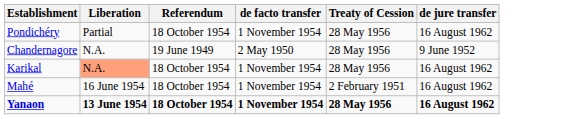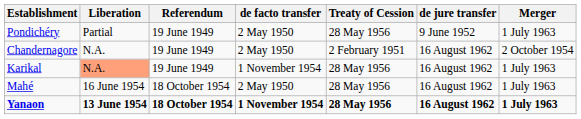+ column: (538, 13)
(191, 31) 18 October 1954 -> (183, 31) 19 June 1949
(279, 31) 1 November 1954 -> (266, 31) 2 May 1950
(456, 31) 16 August 1962 -> (447, 31) 9 June 1952
(359, 50) 28 May 1956 -> (367, 50) 2 February 1951
(447, 50) 9 June 1952 -> (456, 50) 16 August 1962
(191, 68) 18 October 1954 -> (183, 68) 19 June 1949
(279, 86) 1 November 1954 -> (266, 86) 2 May 1950
(367, 86) 2 February 1951 -> (359, 86) 28 May 1956
